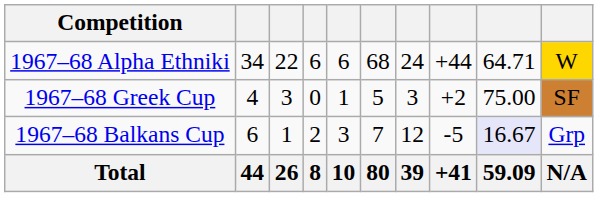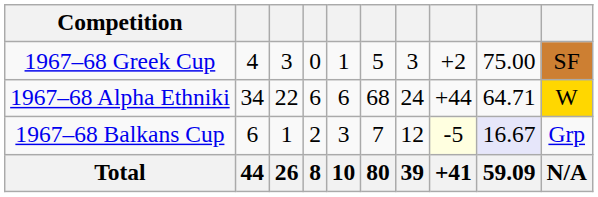rows swapped: (120, 60) <-> (120, 97)
(453, 135) no background -> (453, 135) lightyellow background
